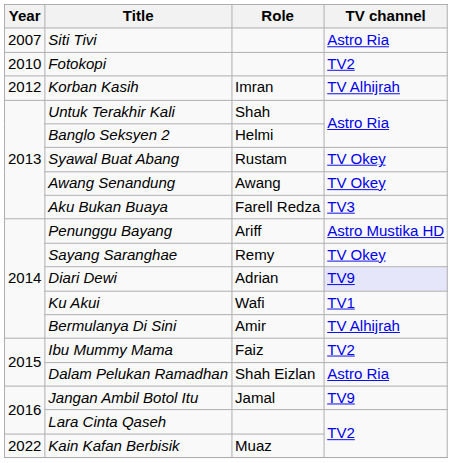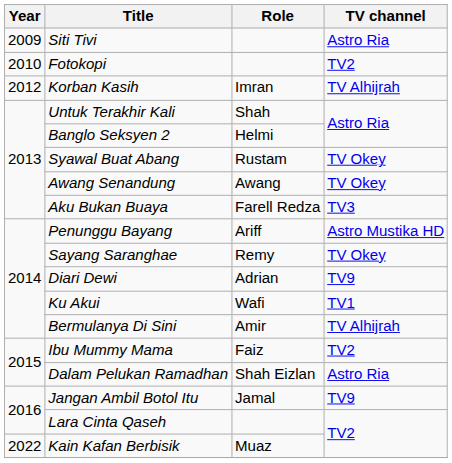(25, 40) 2007 -> (25, 40) 2009
(341, 278) lavender background -> (341, 278) no background
